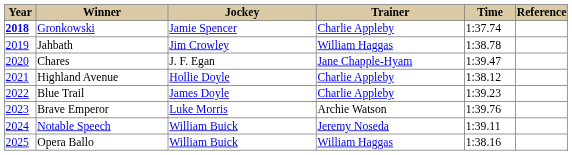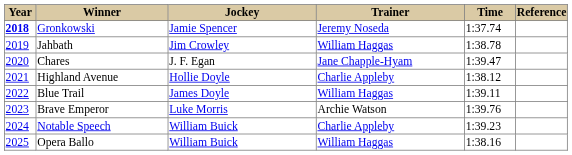(356, 28) Charlie Appleby -> (353, 28) Jeremy Noseda
(356, 93) Charlie Appleby -> (355, 93) William Haggas
(483, 93) 1:39.23 -> (483, 93) 1:39.11
(353, 126) Jeremy Noseda -> (356, 126) Charlie Appleby
(483, 126) 1:39.11 -> (483, 126) 1:39.23
